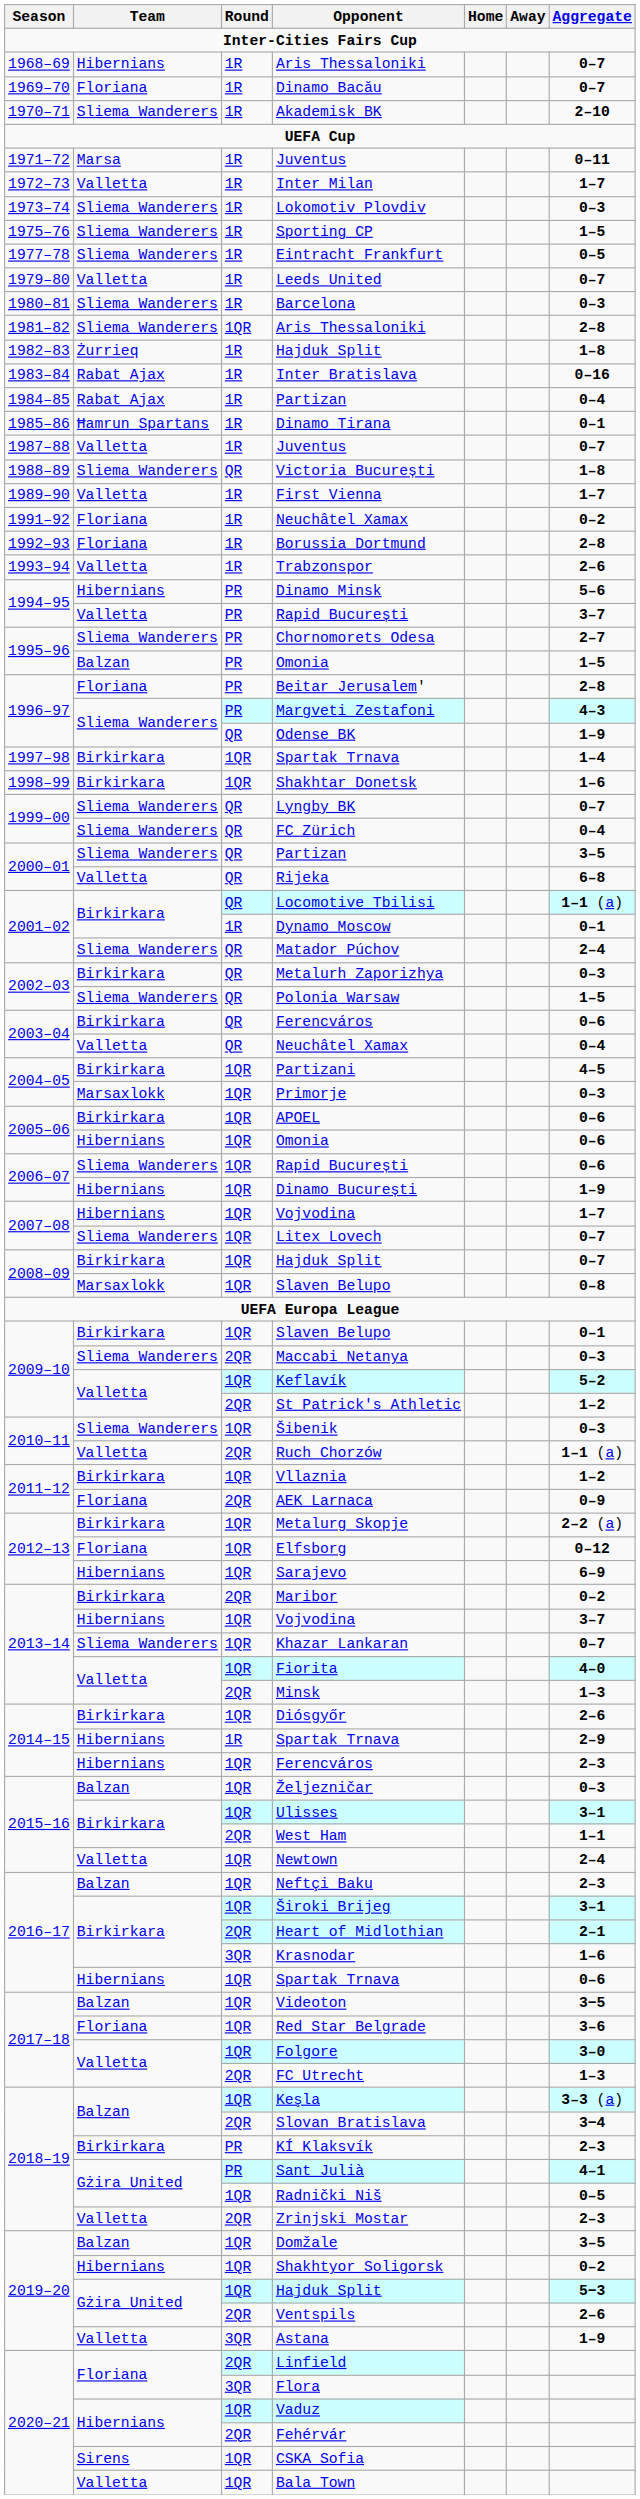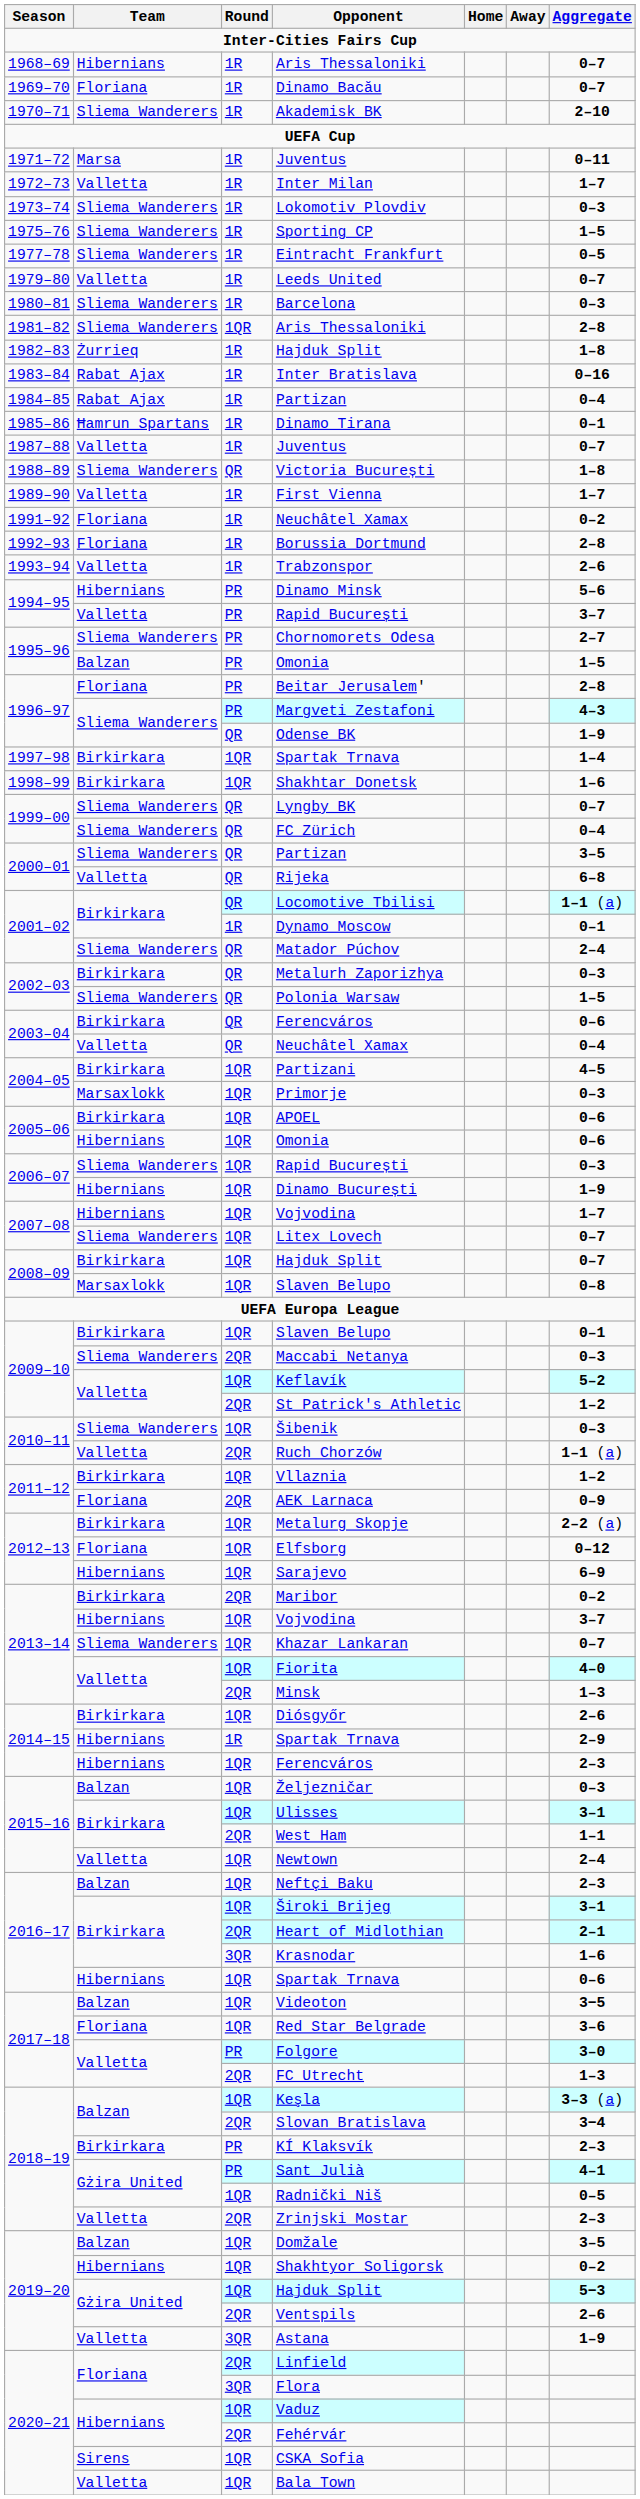(592, 1166) 0–6 -> (592, 1166) 0–3
(238, 2052) 1QR -> (234, 2052) PR
